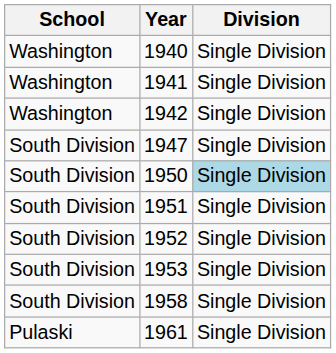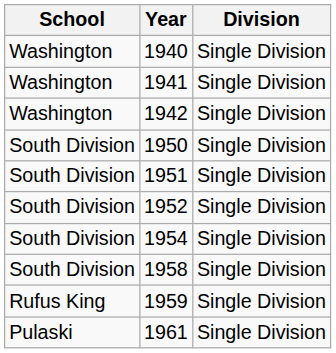- row: (166, 144)
(261, 176) lightblue background -> (261, 144) no background
- row: (166, 269)
+ row: (166, 238)
+ row: (166, 301)
